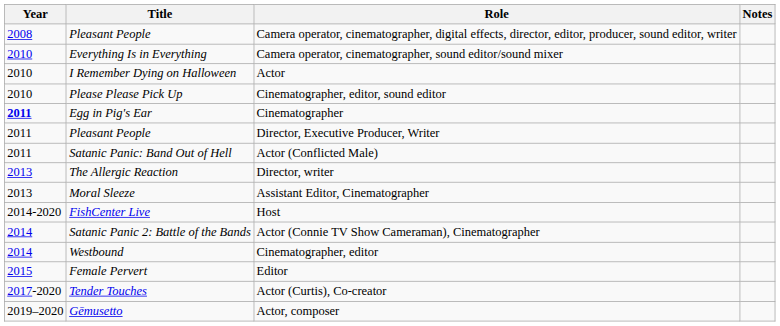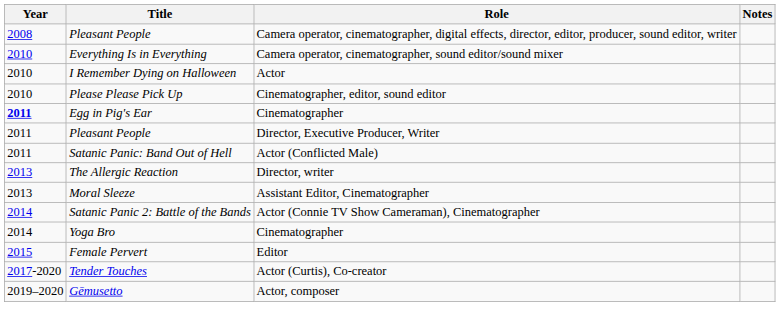- row: (110, 212)
- row: (96, 251)
+ row: (92, 232)
